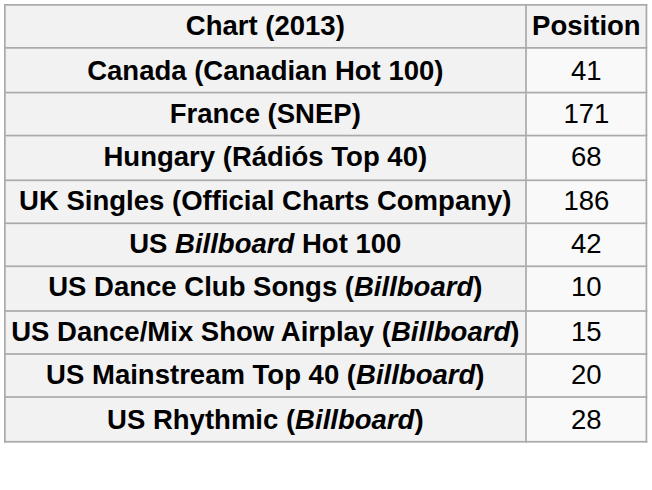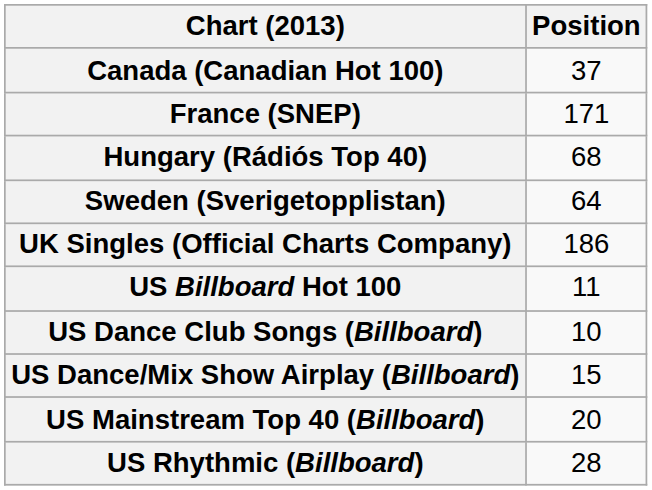(586, 69) 41 -> (586, 69) 37
+ row: (265, 200)
(586, 244) 42 -> (586, 288) 11
